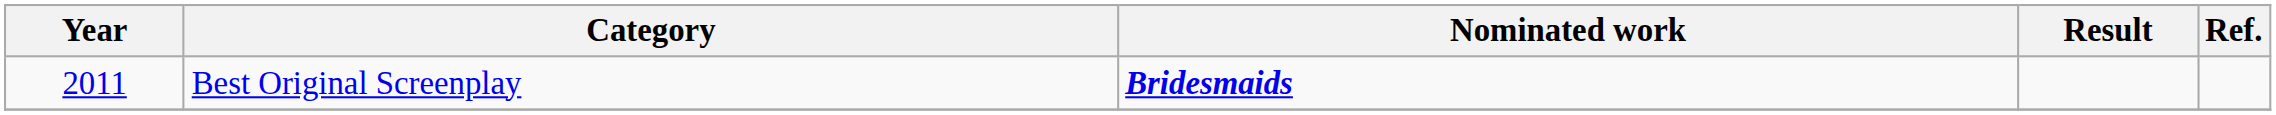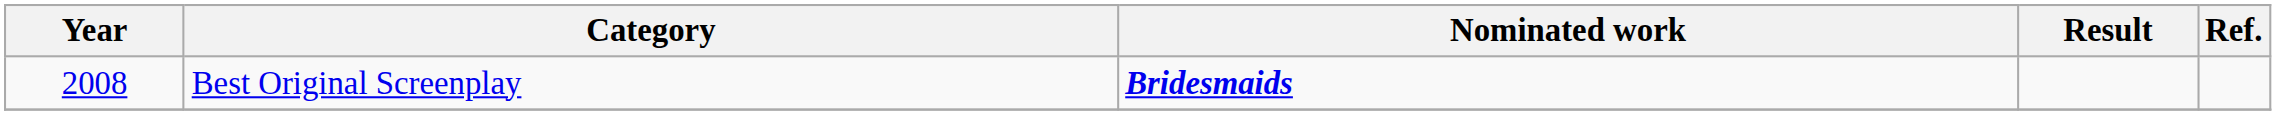(95, 82) 2011 -> (95, 82) 2008
